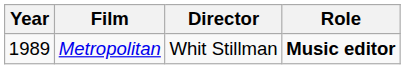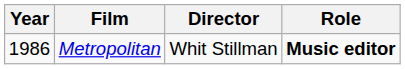(30, 48) 1989 -> (30, 48) 1986
